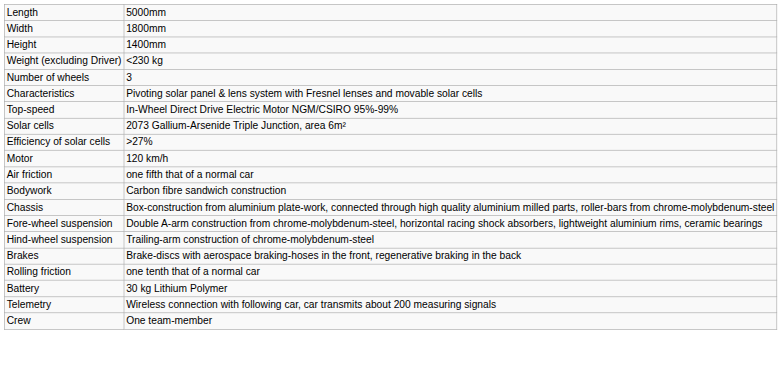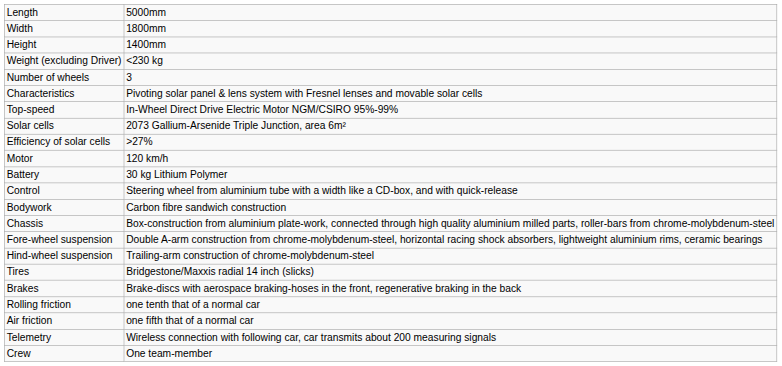rows swapped: (23, 288) <-> (29, 175)
+ row: (23, 191)
+ row: (18, 272)
